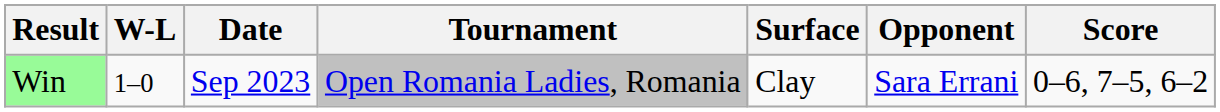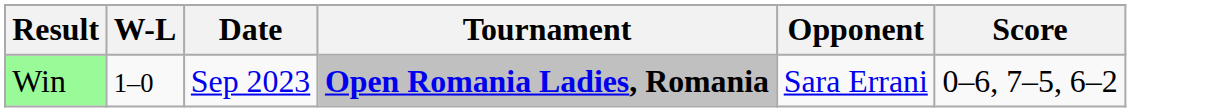- column: (807, 29)
(533, 80) normal -> (547, 80) bold
